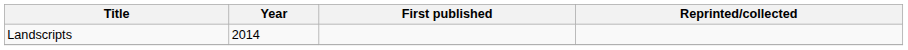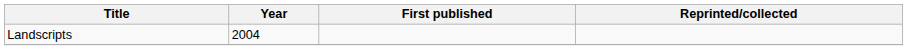(246, 34) 2014 -> (246, 34) 2004
